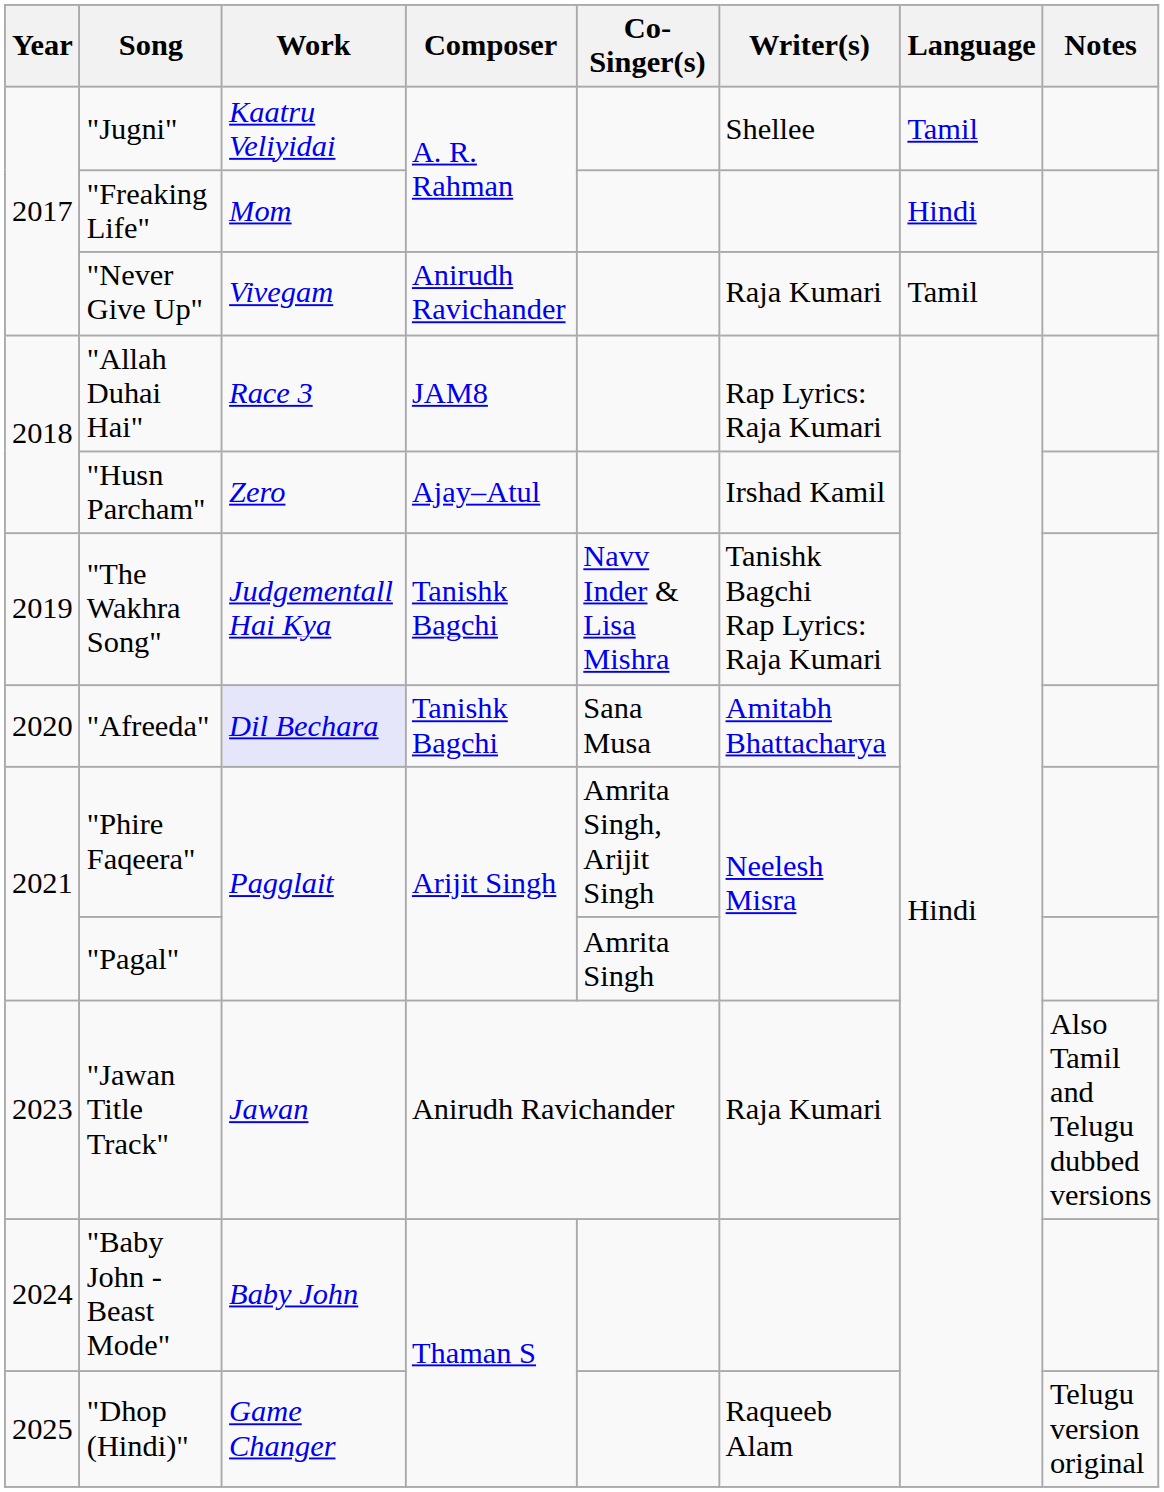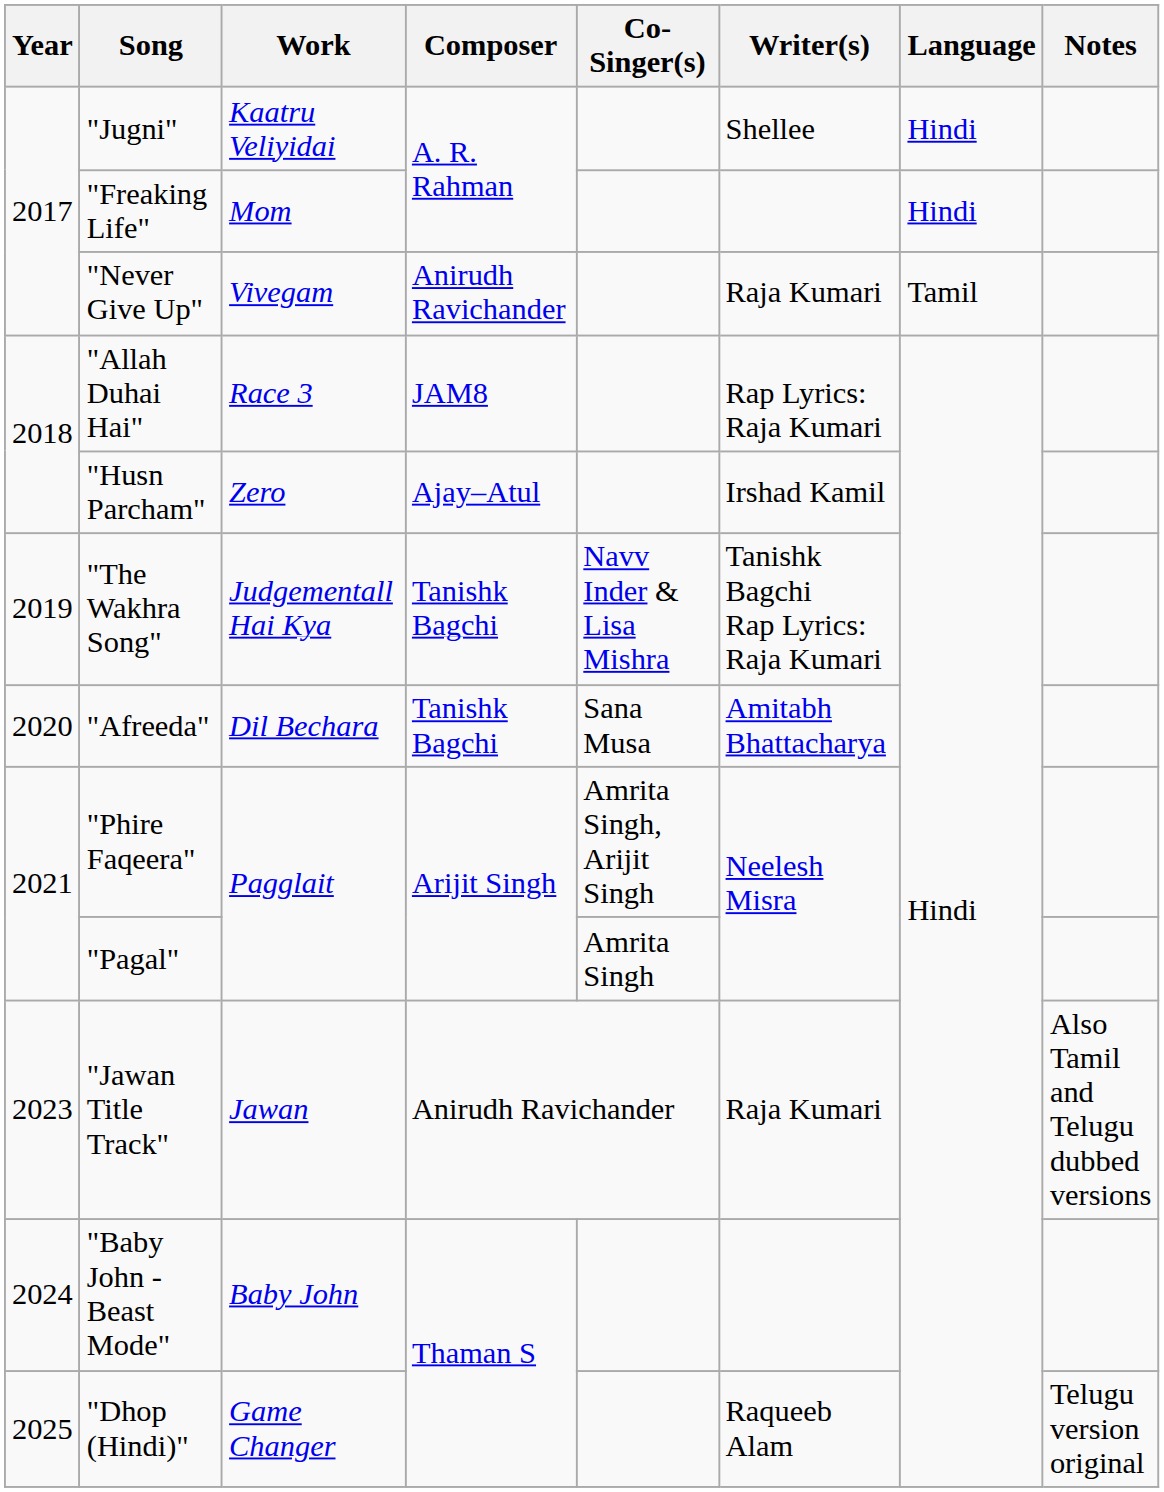(943, 128) Tamil -> (942, 128) Hindi
(304, 725) lavender background -> (304, 725) no background
